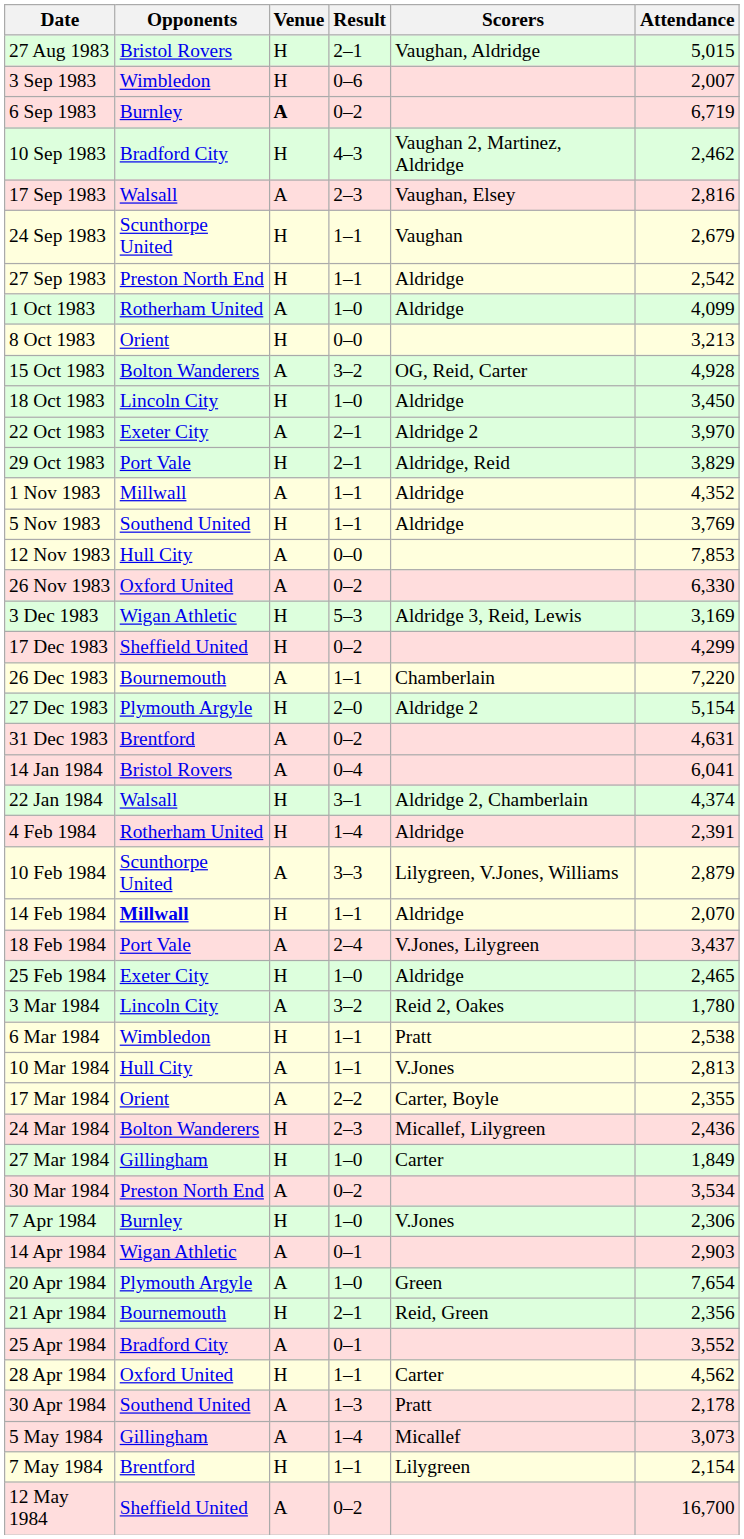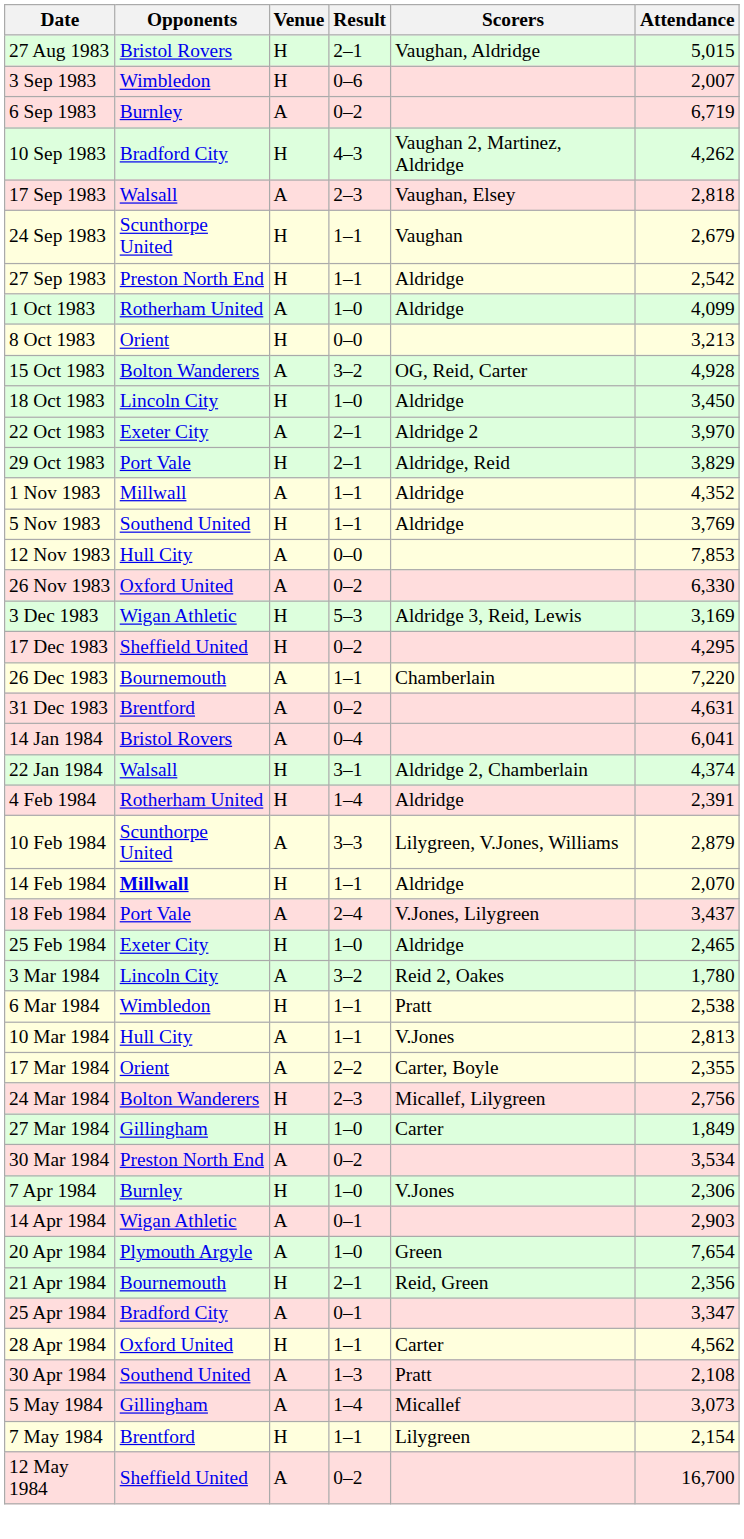(280, 111) bold -> (280, 111) normal
(713, 153) 2,462 -> (713, 153) 4,262
(713, 195) 2,816 -> (713, 195) 2,818
(713, 646) 4,299 -> (713, 646) 4,295
- row: (59, 708)
(713, 1129) 2,436 -> (713, 1098) 2,756
(713, 1344) 3,552 -> (713, 1313) 3,347
(713, 1405) 2,178 -> (713, 1374) 2,108
